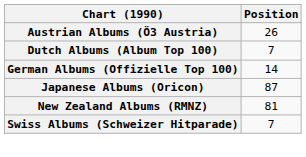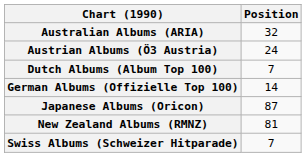+ row: (123, 32)
(271, 32) 26 -> (271, 51) 24
